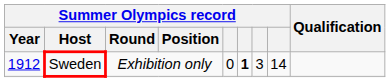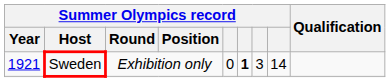(24, 64) 1912 -> (24, 64) 1921
